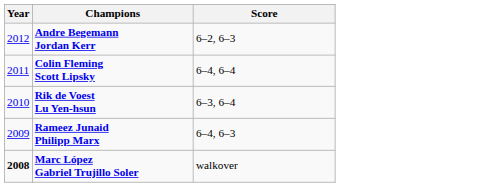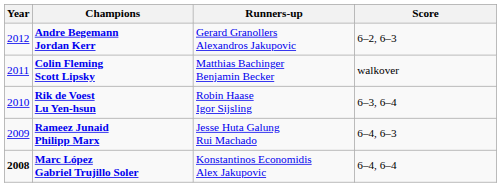+ column: (274, 14)
(216, 71) 6–4, 6–4 -> (378, 71) walkover
(217, 166) walkover -> (377, 166) 6–4, 6–4
